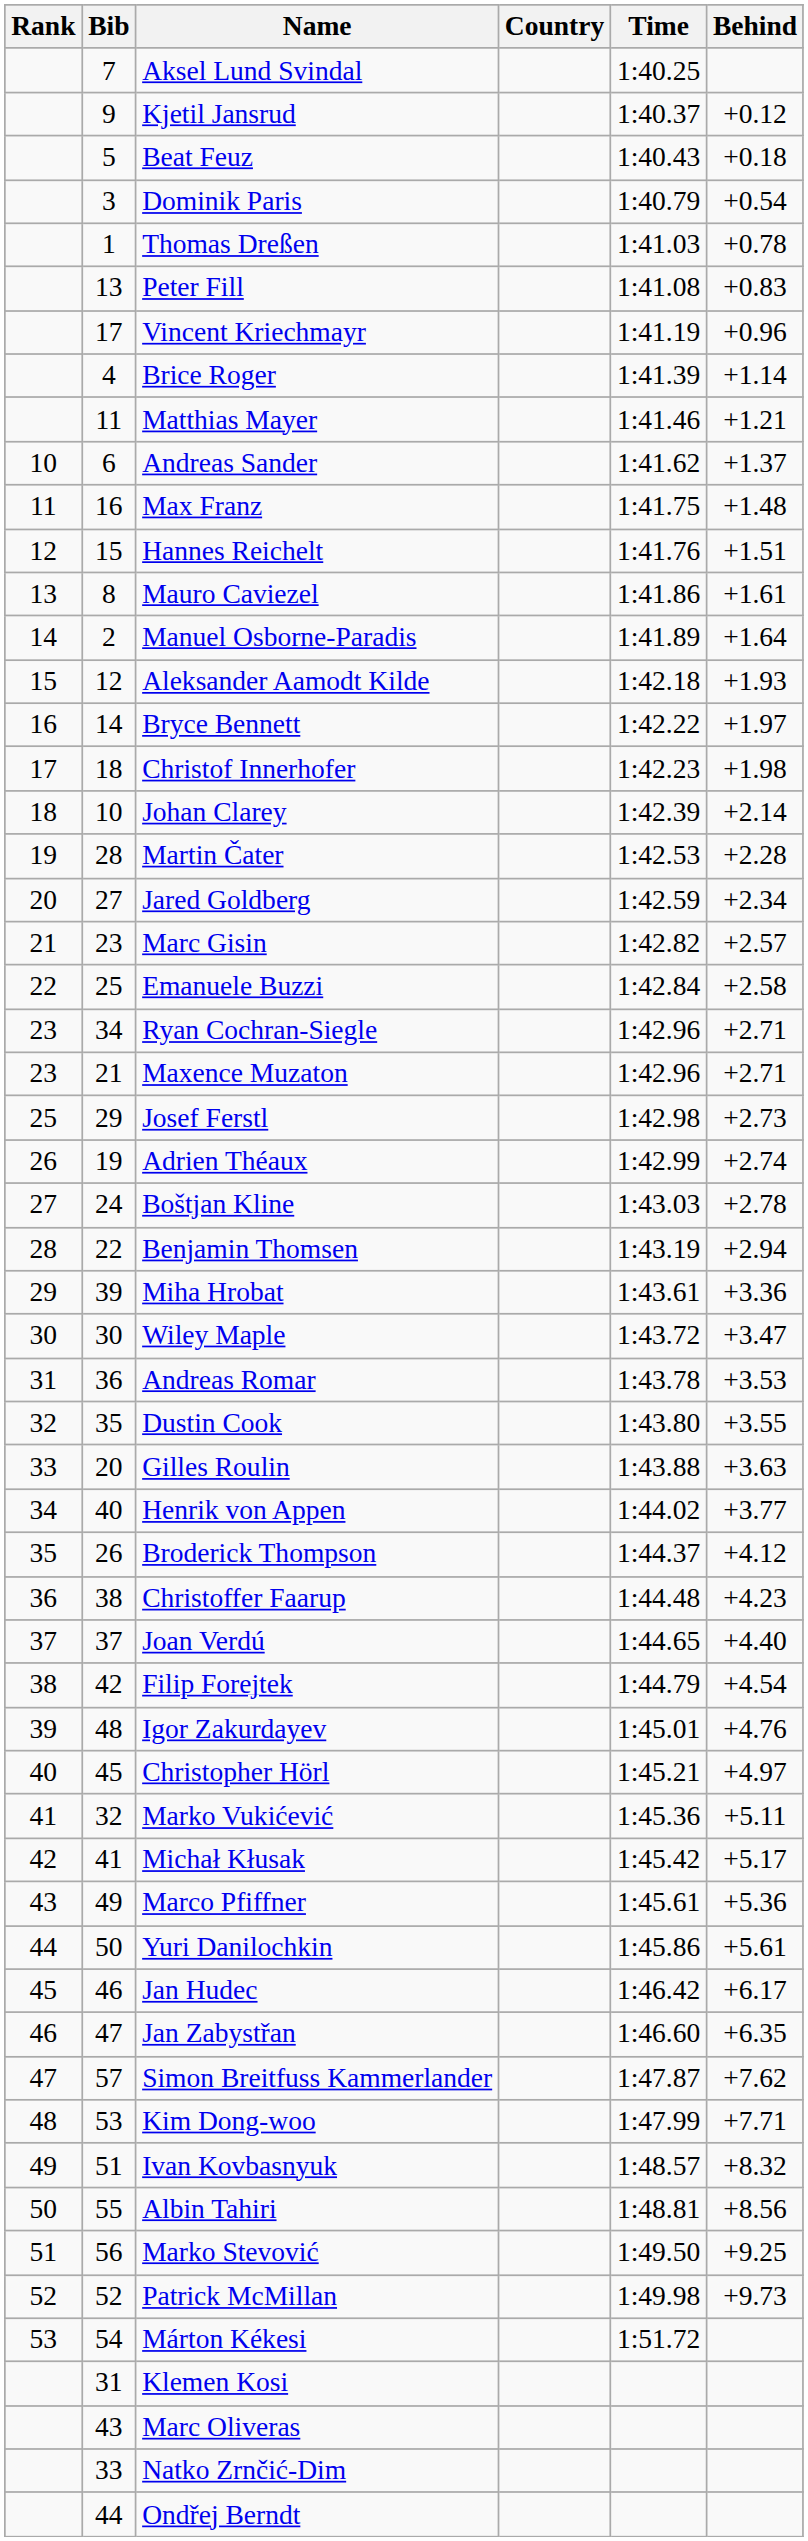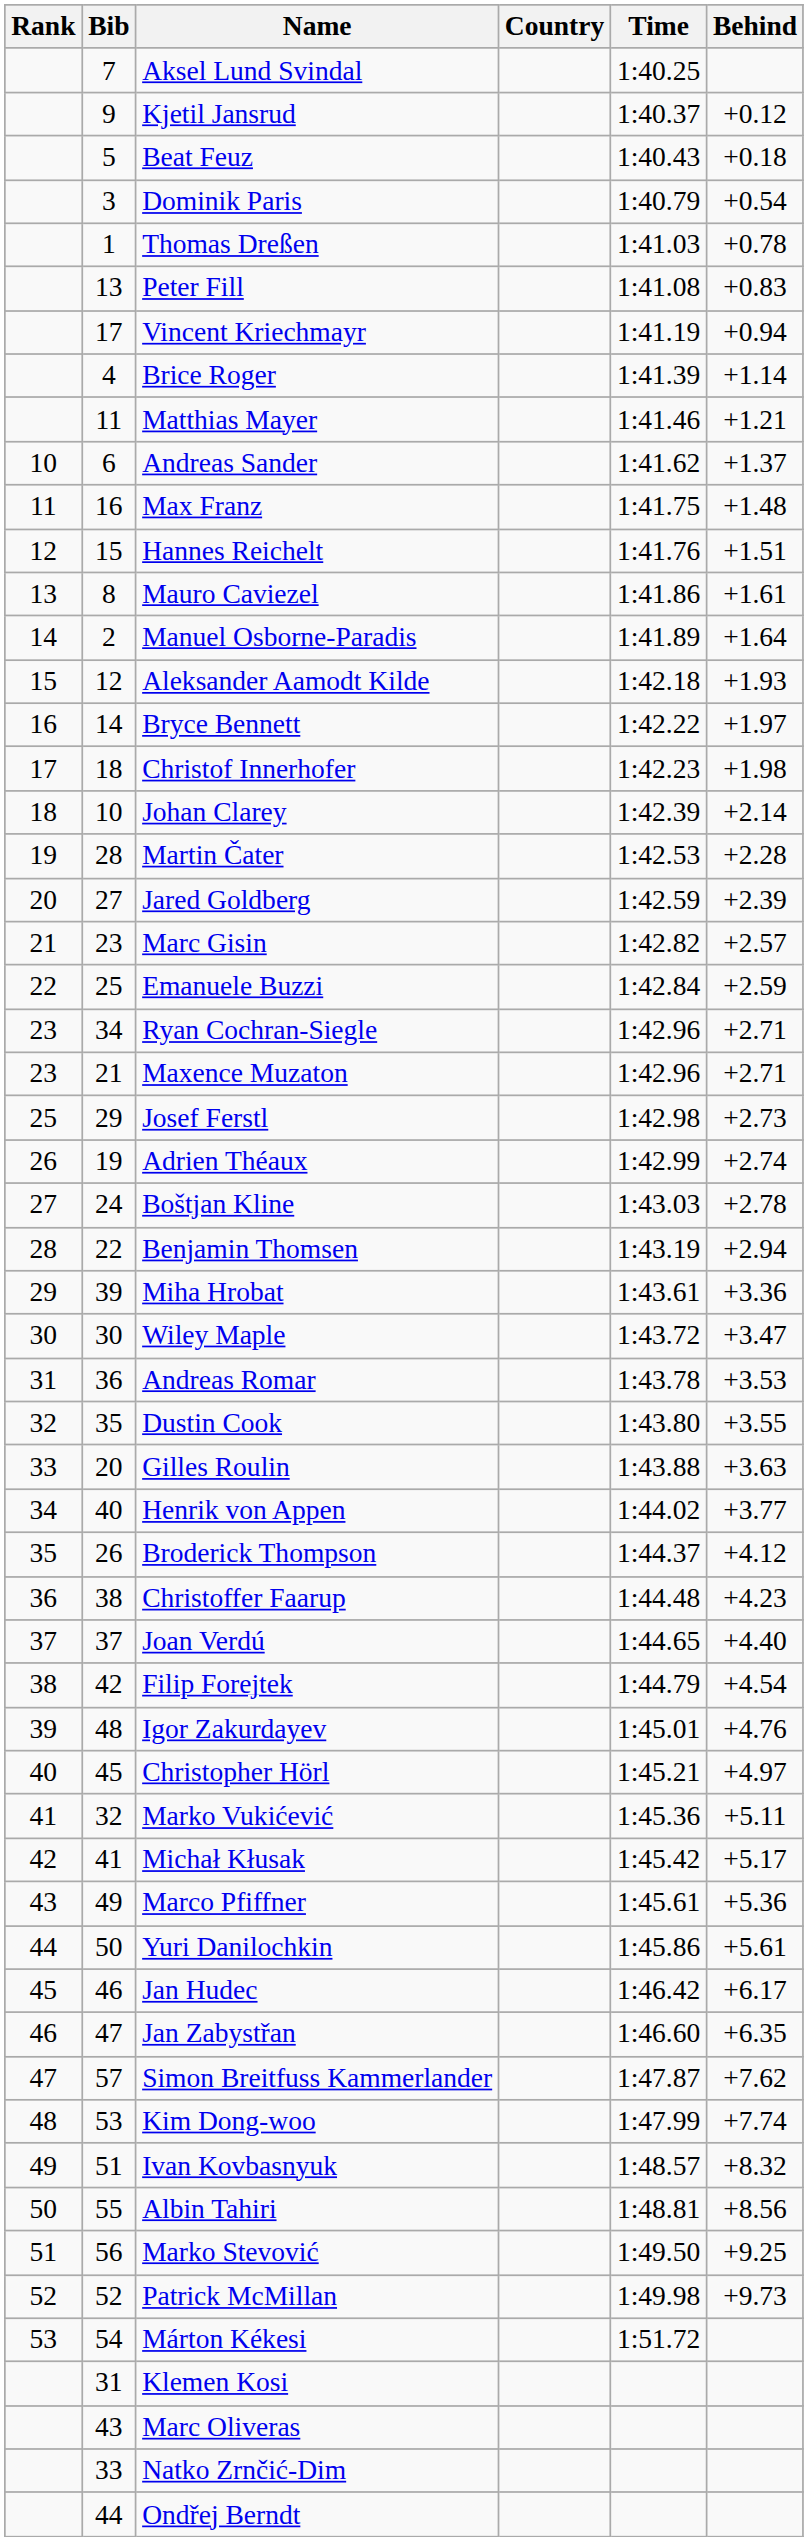(755, 331) +0.96 -> (755, 331) +0.94
(755, 899) +2.34 -> (755, 899) +2.39
(755, 986) +2.58 -> (755, 986) +2.59
(755, 2121) +7.71 -> (755, 2121) +7.74
